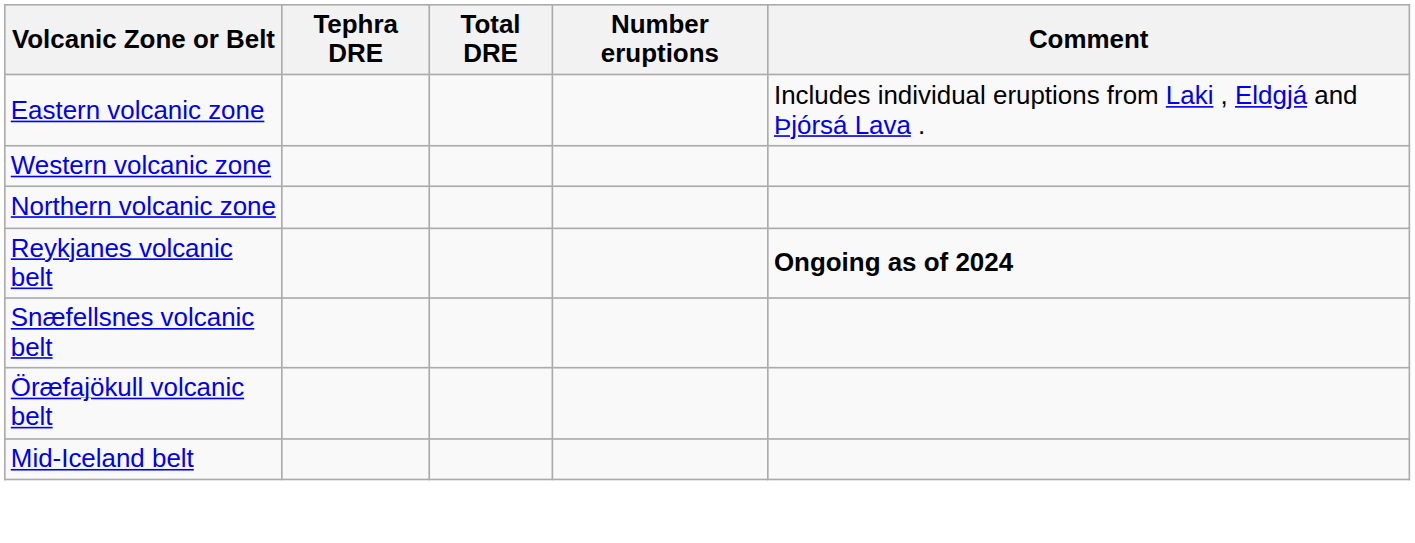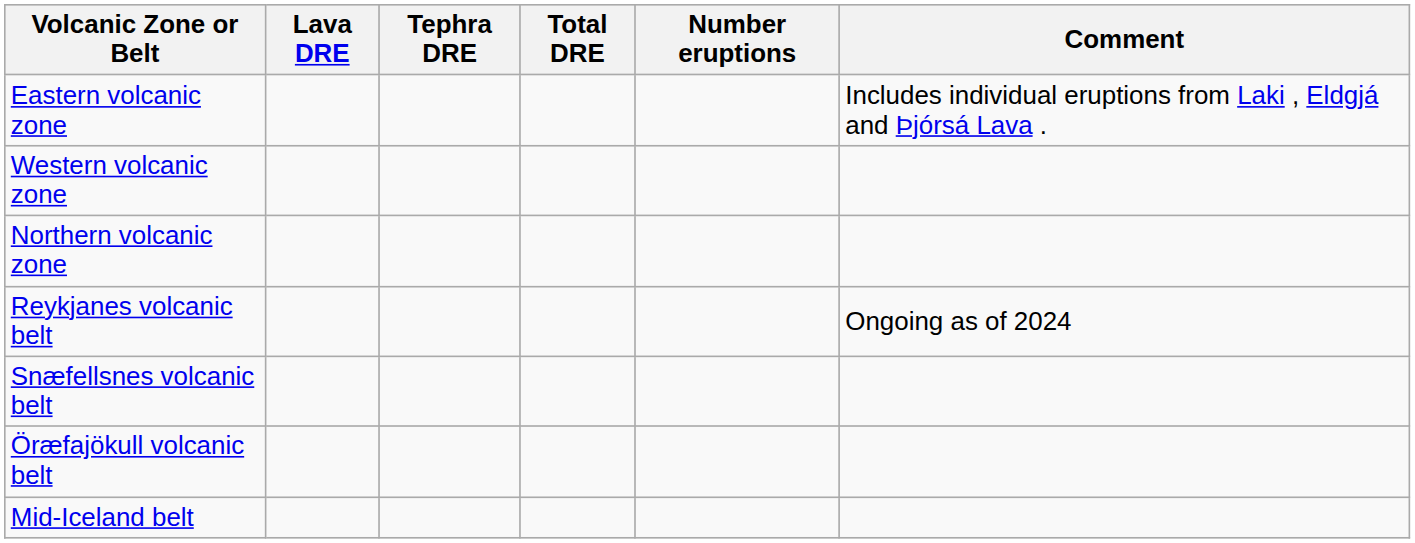+ column: (322, 39)
(894, 262) bold -> (958, 320) normal
